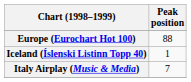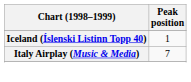- row: (77, 38)
